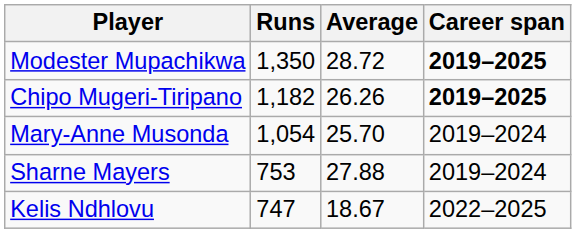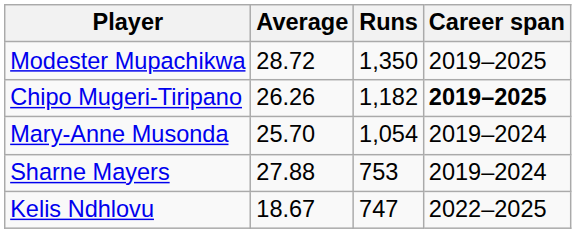columns swapped: (286, 23) <-> (372, 23)
(488, 60) bold -> (488, 60) normal
